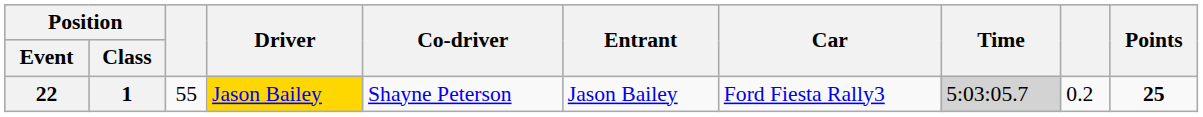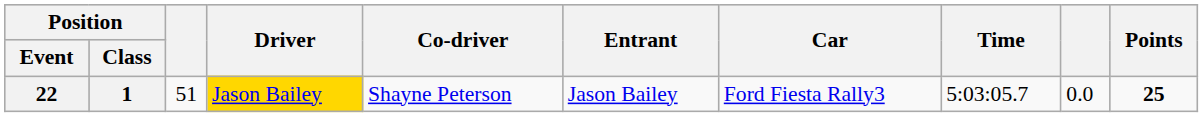(186, 93) 55 -> (186, 93) 51
(987, 93) lightgrey background -> (987, 93) no background
(1080, 93) 0.2 -> (1080, 93) 0.0
